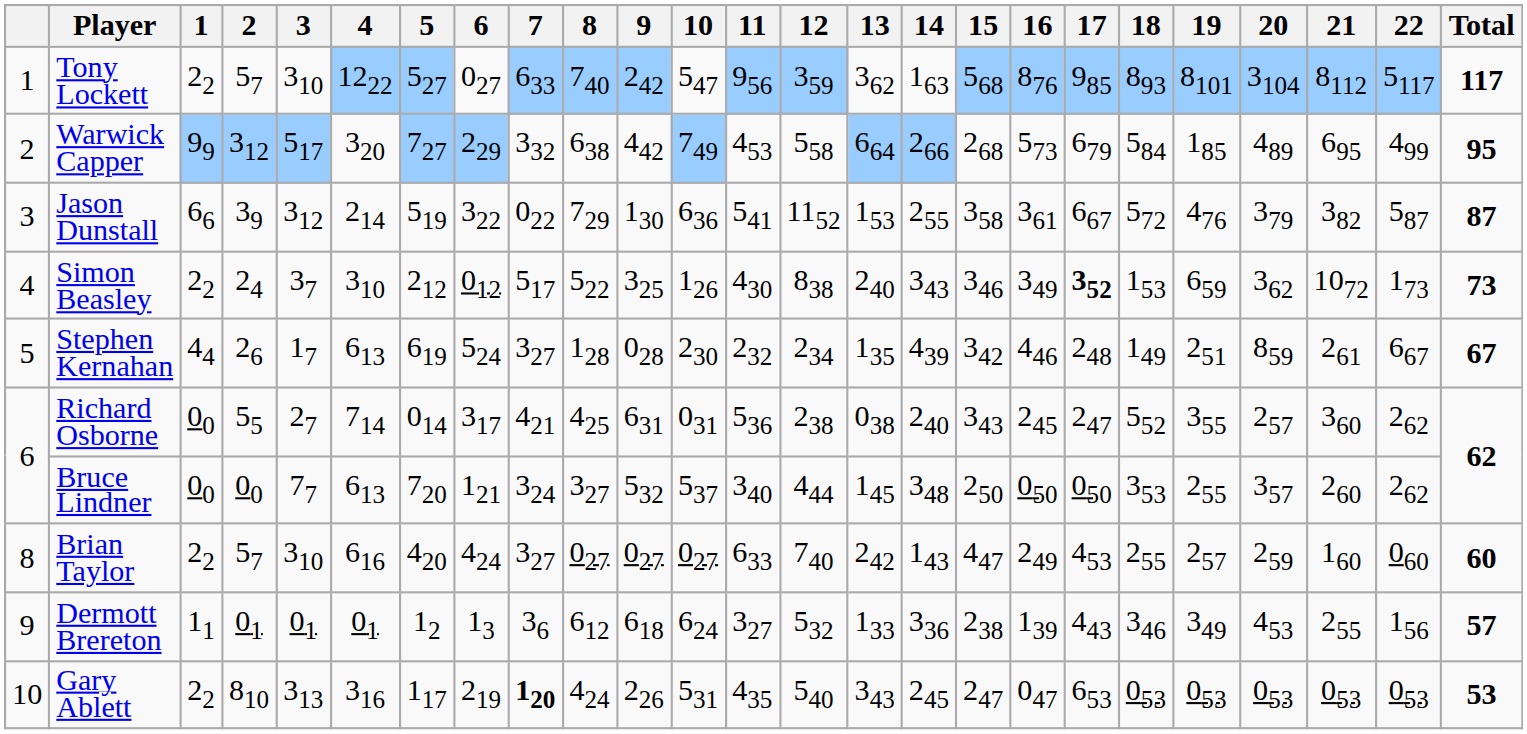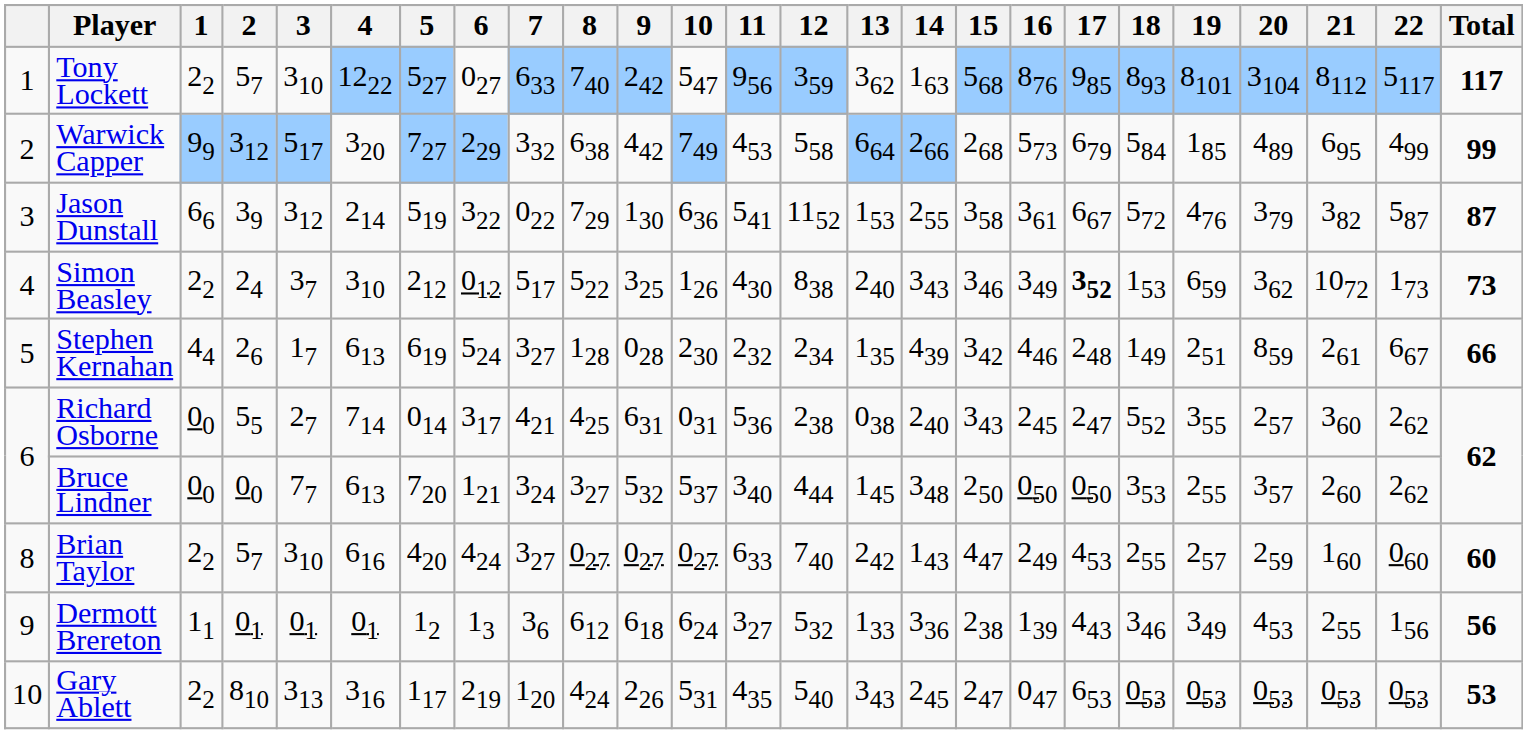(1482, 148) 95 -> (1482, 148) 99
(1482, 353) 67 -> (1482, 353) 66
(1482, 626) 57 -> (1482, 626) 56
(535, 693) bold -> (535, 693) normal
